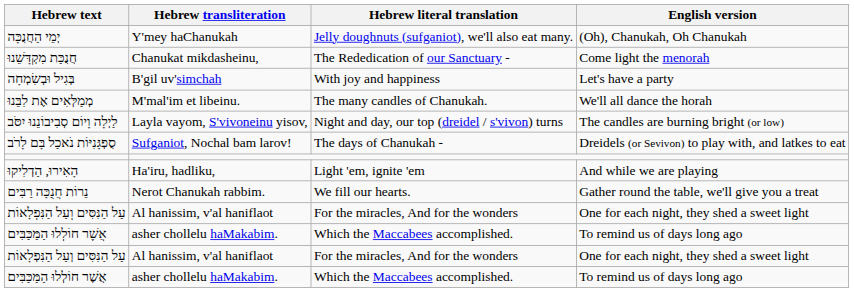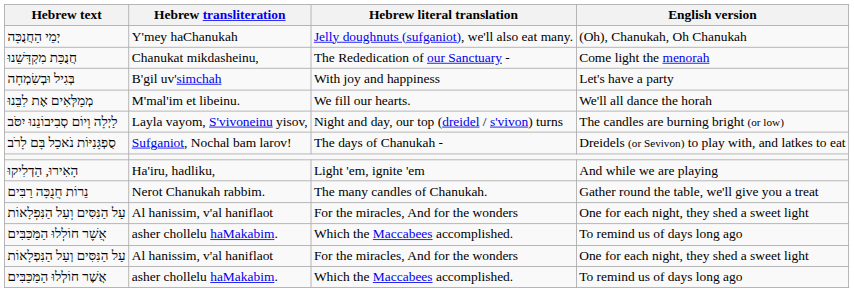(401, 100) The many candles of Chanukah. -> (362, 100) We fill our hearts.
(362, 191) We fill our hearts. -> (401, 191) The many candles of Chanukah.
